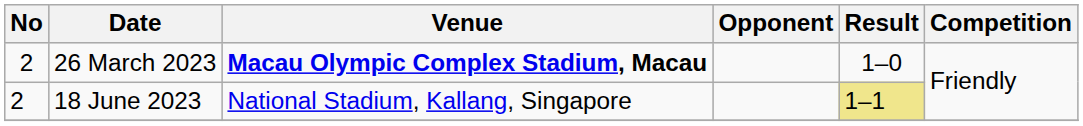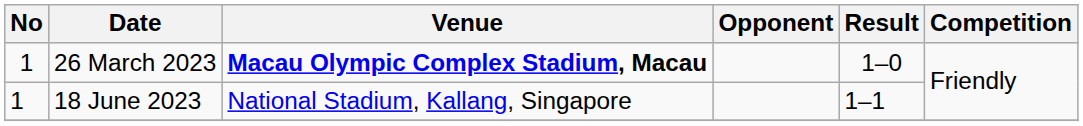(27, 62) 2 -> (27, 62) 1
(17, 100) 2 -> (17, 100) 1
(865, 100) khaki background -> (865, 100) no background
